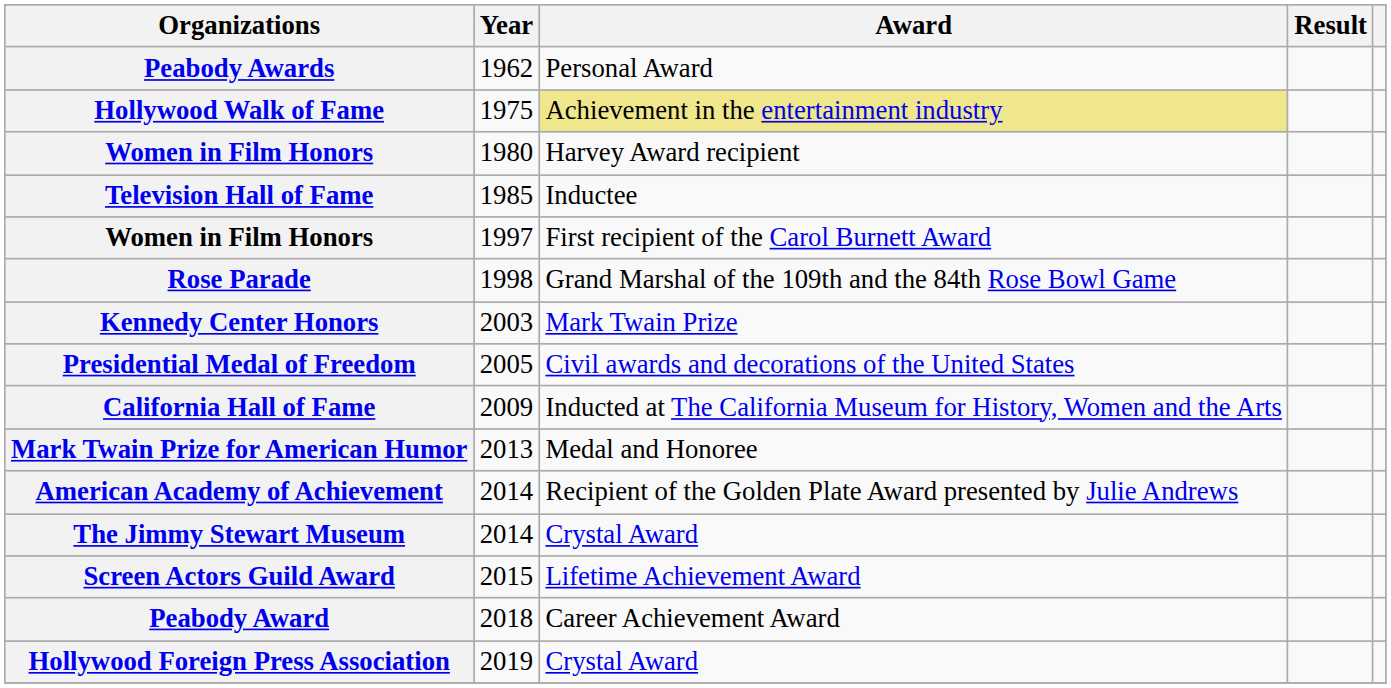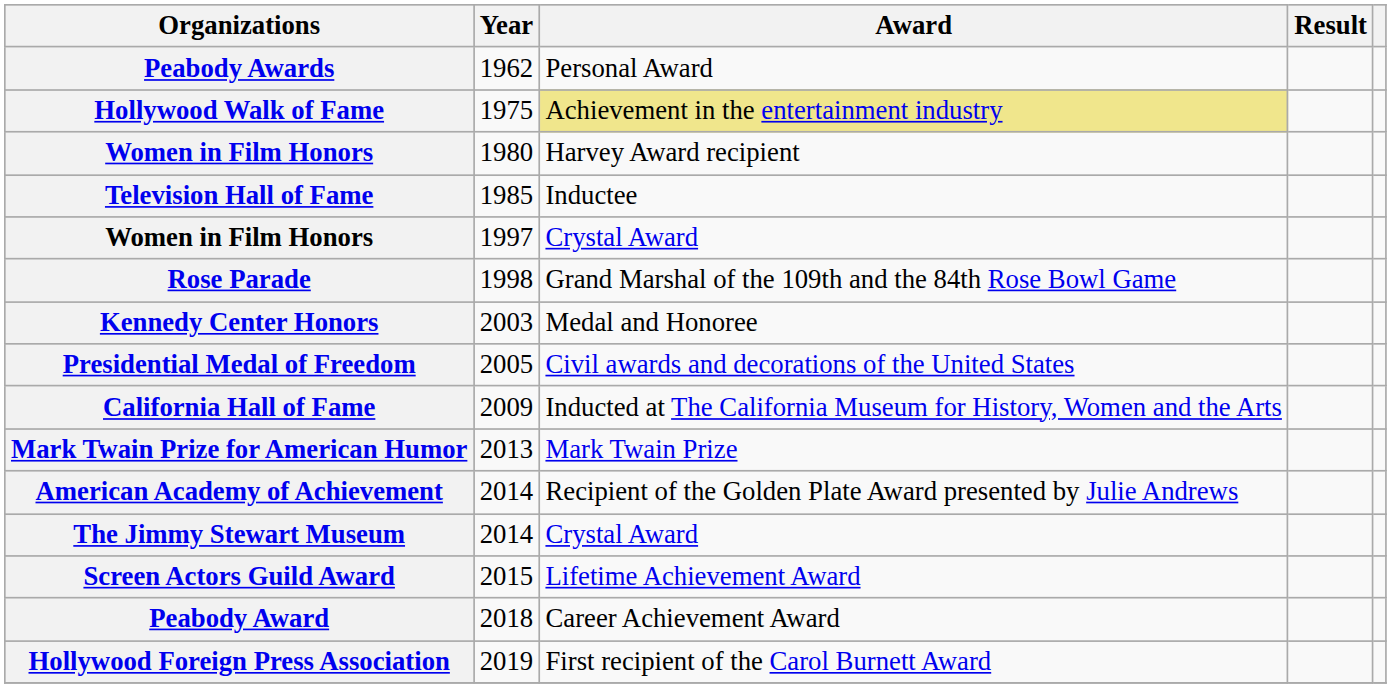(768, 237) First recipient of the Carol Burnett Award -> (622, 237) Crystal Award
(641, 322) Mark Twain Prize -> (652, 322) Medal and Honoree
(652, 449) Medal and Honoree -> (641, 449) Mark Twain Prize
(622, 661) Crystal Award -> (768, 661) First recipient of the Carol Burnett Award
